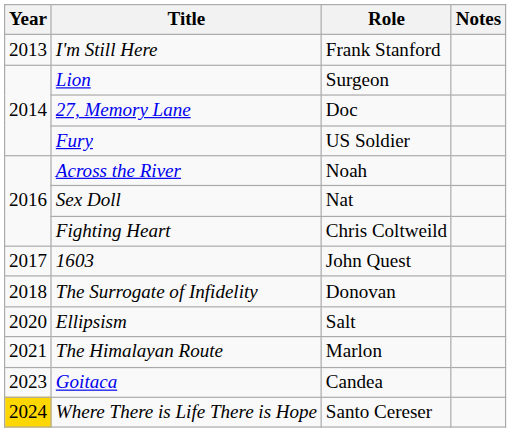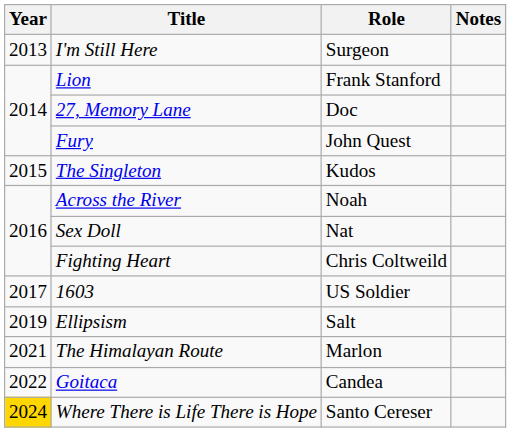(383, 49) Frank Stanford -> (357, 49) Surgeon
(357, 79) Surgeon -> (383, 79) Frank Stanford
(368, 140) US Soldier -> (368, 140) John Quest
+ row: (108, 170)
(368, 261) John Quest -> (368, 291) US Soldier
- row: (157, 291)
(28, 321) 2020 -> (28, 321) 2019
(28, 381) 2023 -> (28, 381) 2022
